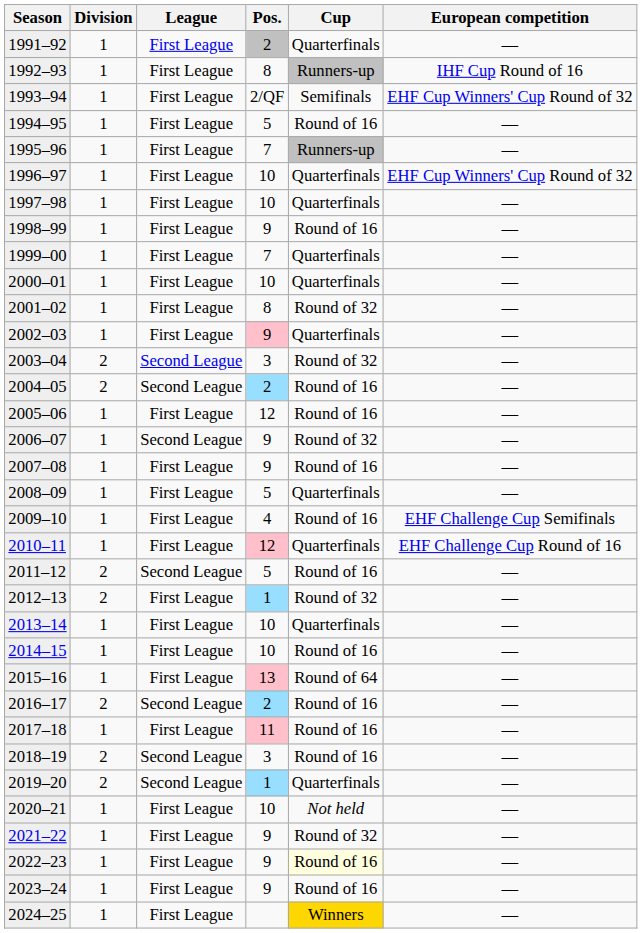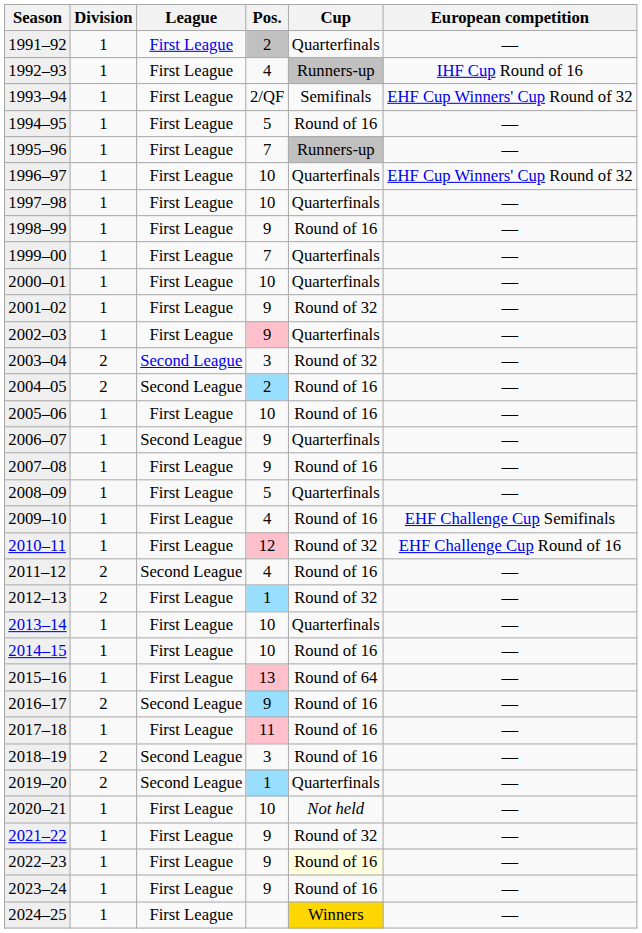(267, 70) 8 -> (267, 70) 4
(267, 307) 8 -> (267, 307) 9
(267, 413) 12 -> (267, 413) 10
(336, 439) Round of 32 -> (336, 439) Quarterfinals
(336, 545) Quarterfinals -> (336, 545) Round of 32
(267, 571) 5 -> (267, 571) 4
(267, 703) 2 -> (267, 703) 9
